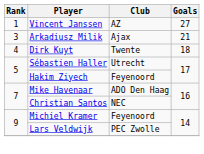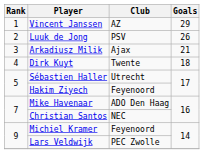(185, 24) 27 -> (185, 24) 29
+ row: (59, 37)
